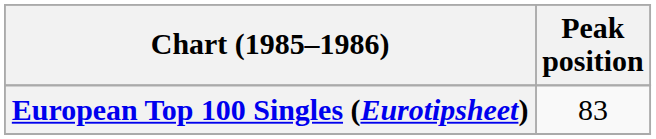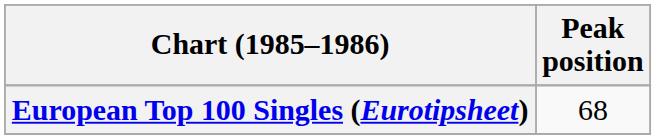(593, 109) 83 -> (593, 109) 68
